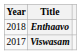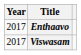(16, 27) 2018 -> (16, 27) 2017
